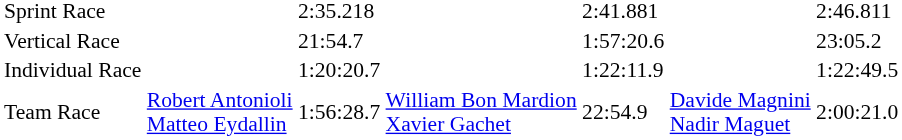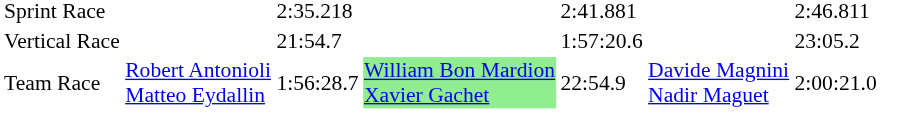- row: (73, 70)
(481, 112) no background -> (460, 82) lightgreen background
